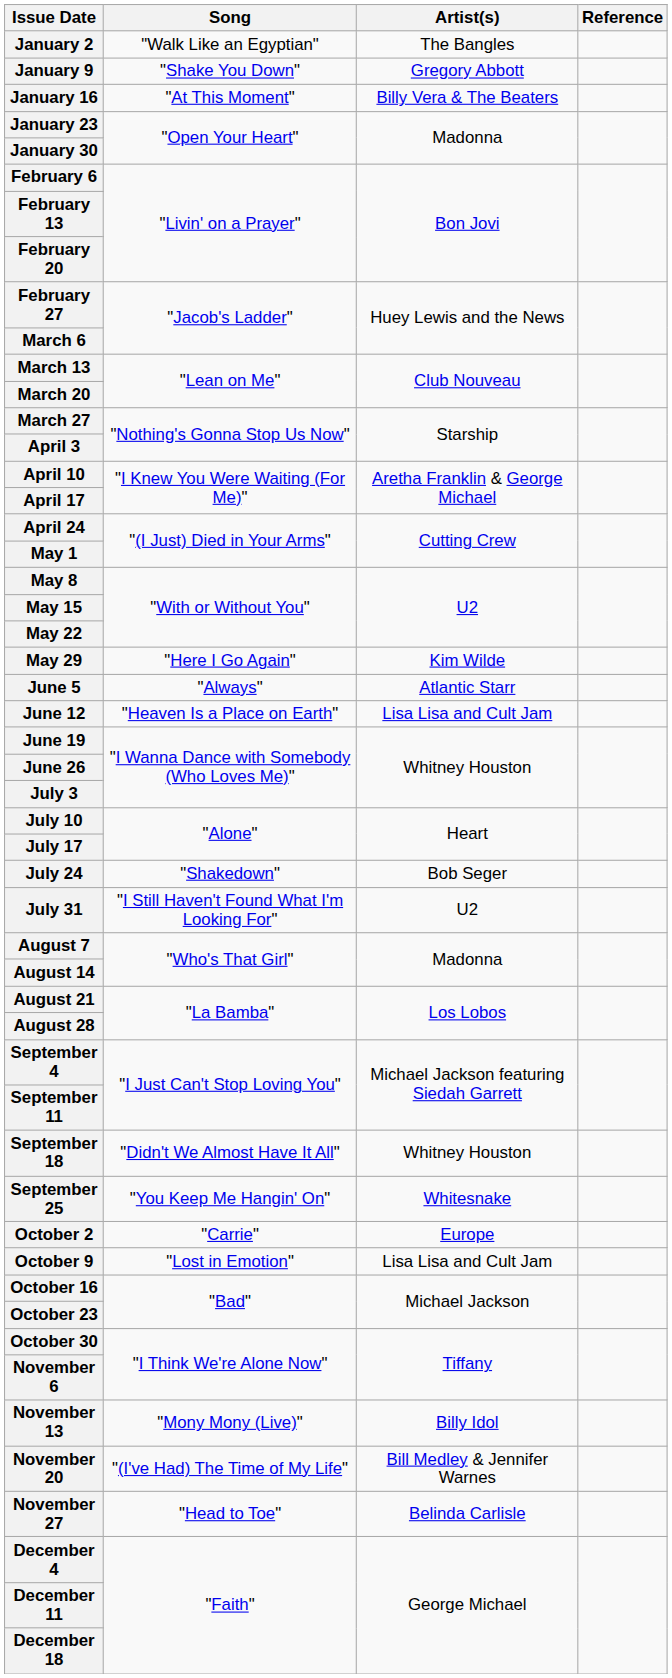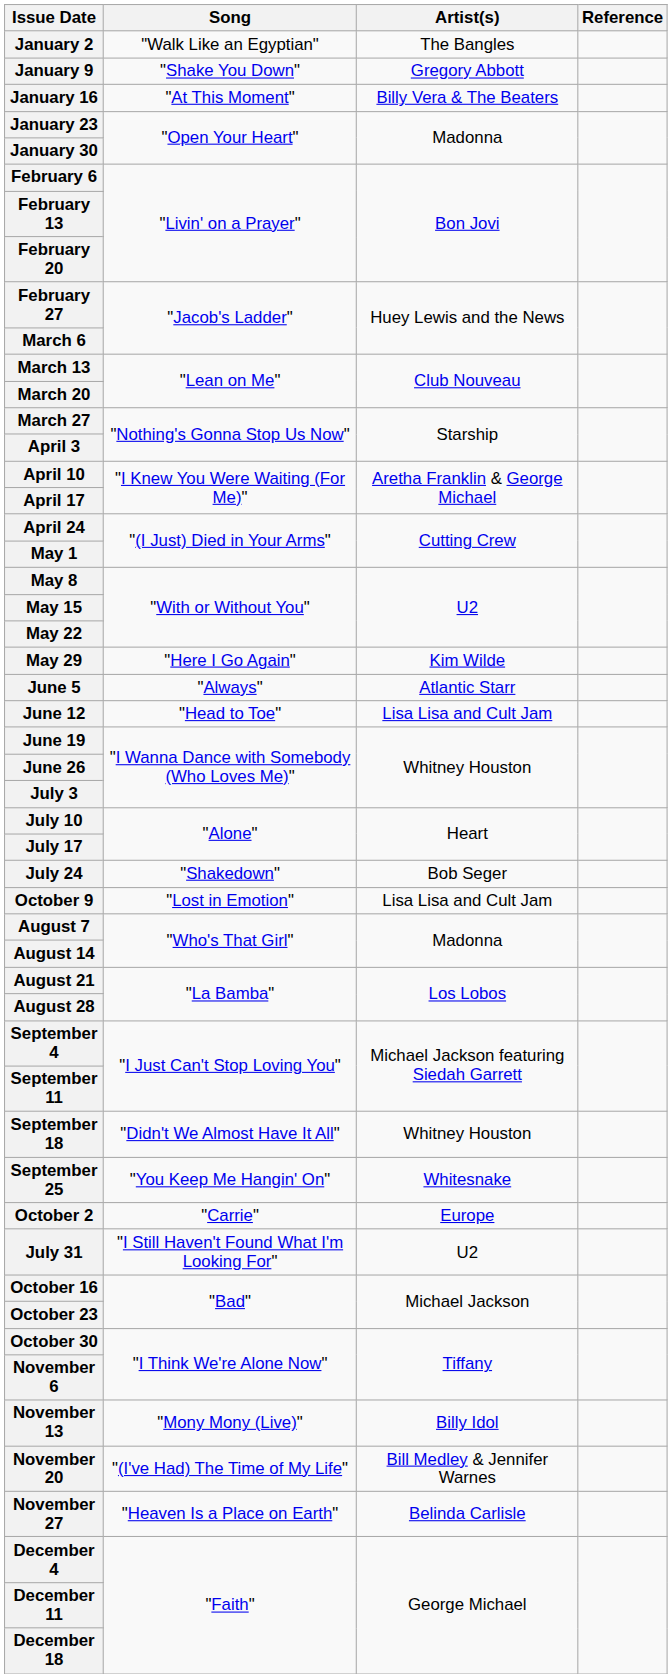(230, 713) "Heaven Is a Place on Earth" -> (230, 713) "Head to Toe"
rows swapped: (54, 909) <-> (54, 1261)
(230, 1514) "Head to Toe" -> (230, 1514) "Heaven Is a Place on Earth"
